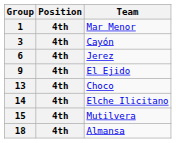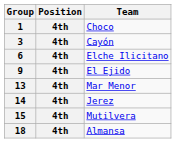(111, 27) Mar Menor -> (100, 27) Choco
(100, 56) Jerez -> (128, 56) Elche Ilicitano
(100, 86) Choco -> (111, 86) Mar Menor
(128, 101) Elche Ilicitano -> (100, 101) Jerez
